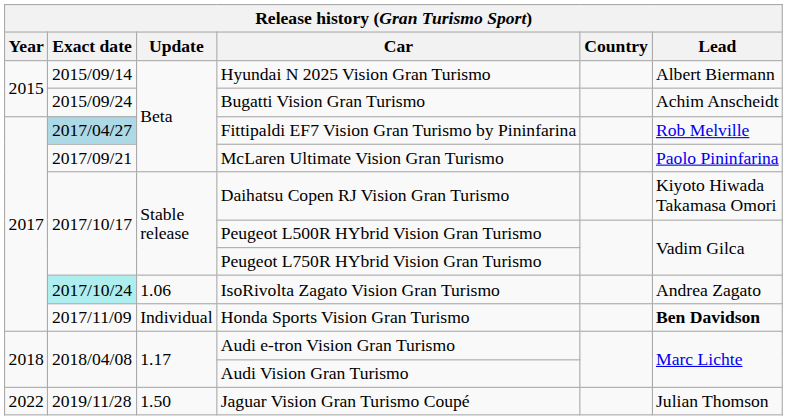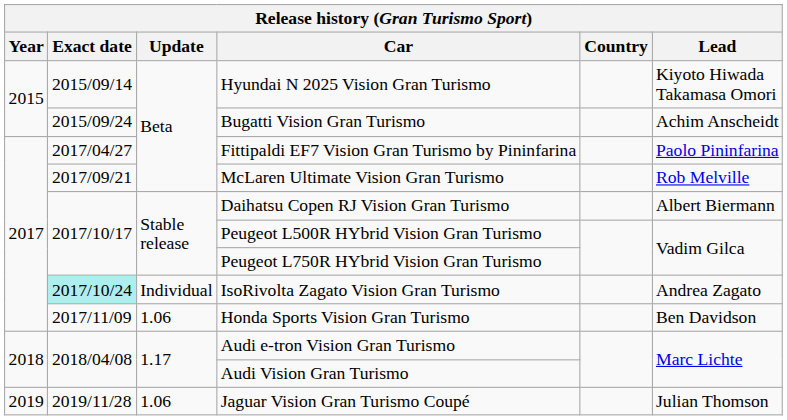(715, 74) Albert Biermann -> (716, 84) Kiyoto Hiwada Takamasa Omori
(92, 130) lightblue background -> (92, 149) no background
(703, 130) Rob Melville -> (717, 149) Paolo Pininfarina
(717, 158) Paolo Pininfarina -> (703, 177) Rob Melville
(716, 195) Kiyoto Hiwada Takamasa Omori -> (715, 205) Albert Biermann
(156, 289) 1.06 -> (176, 289) Individual
(176, 317) Individual -> (156, 317) 1.06
(708, 317) bold -> (706, 317) normal
(26, 401) 2022 -> (26, 401) 2019
(156, 401) 1.50 -> (156, 401) 1.06
